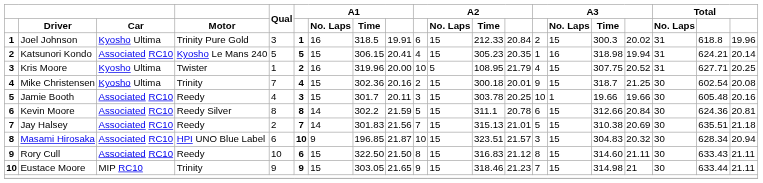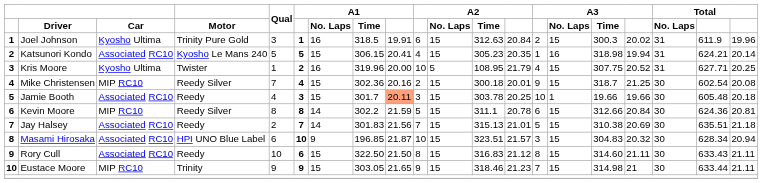(489, 40) 212.33 -> (489, 40) 312.63
(710, 40) 618.8 -> (710, 40) 611.9
(130, 82) Kyosho Ultima -> (121, 82) MIP RC10
(190, 82) Trinity -> (204, 82) Reedy Silver
(399, 97) no background -> (399, 97) lightsalmon background
(743, 97) 20.16 -> (743, 97) 20.18
(136, 111) Associated RC10 -> (121, 111) MIP RC10
